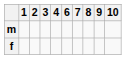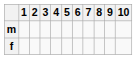+ column: (67, 12)
